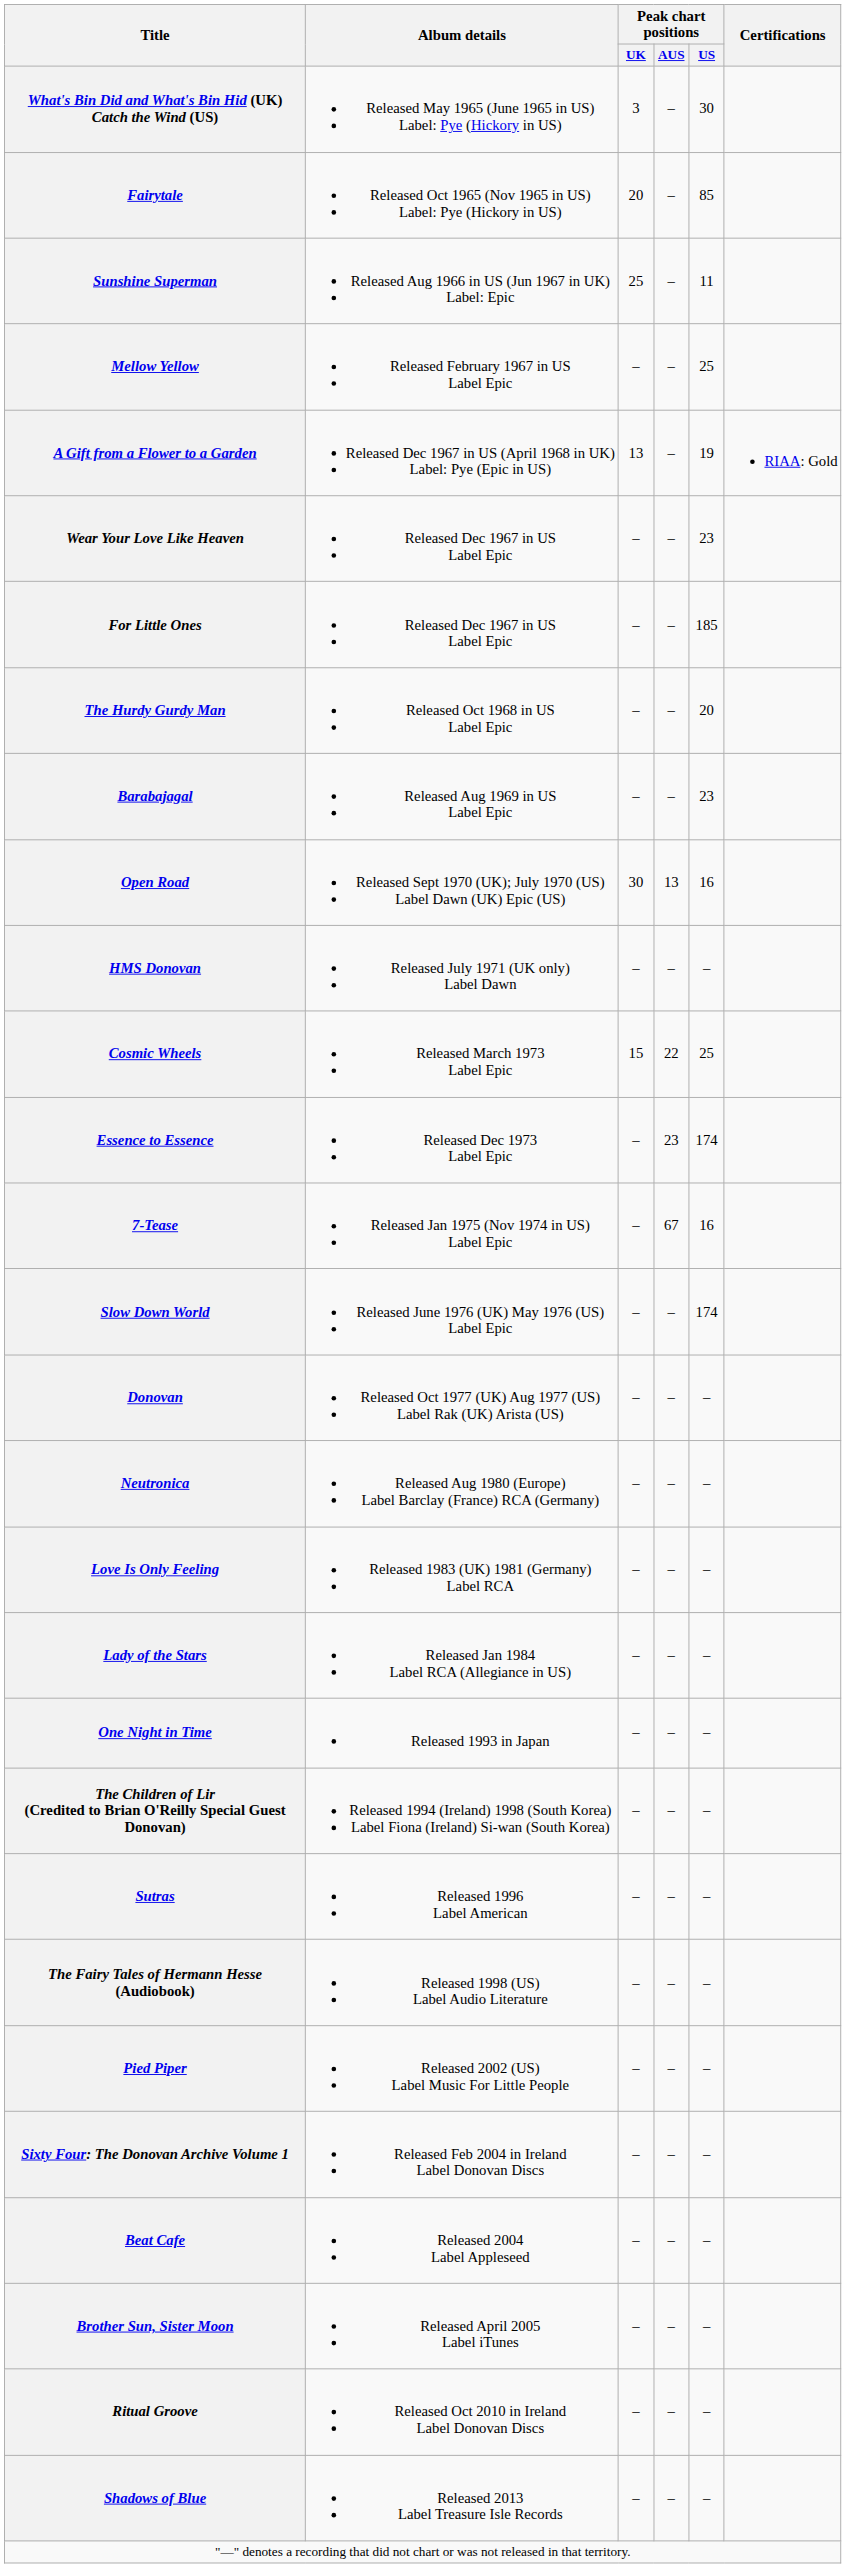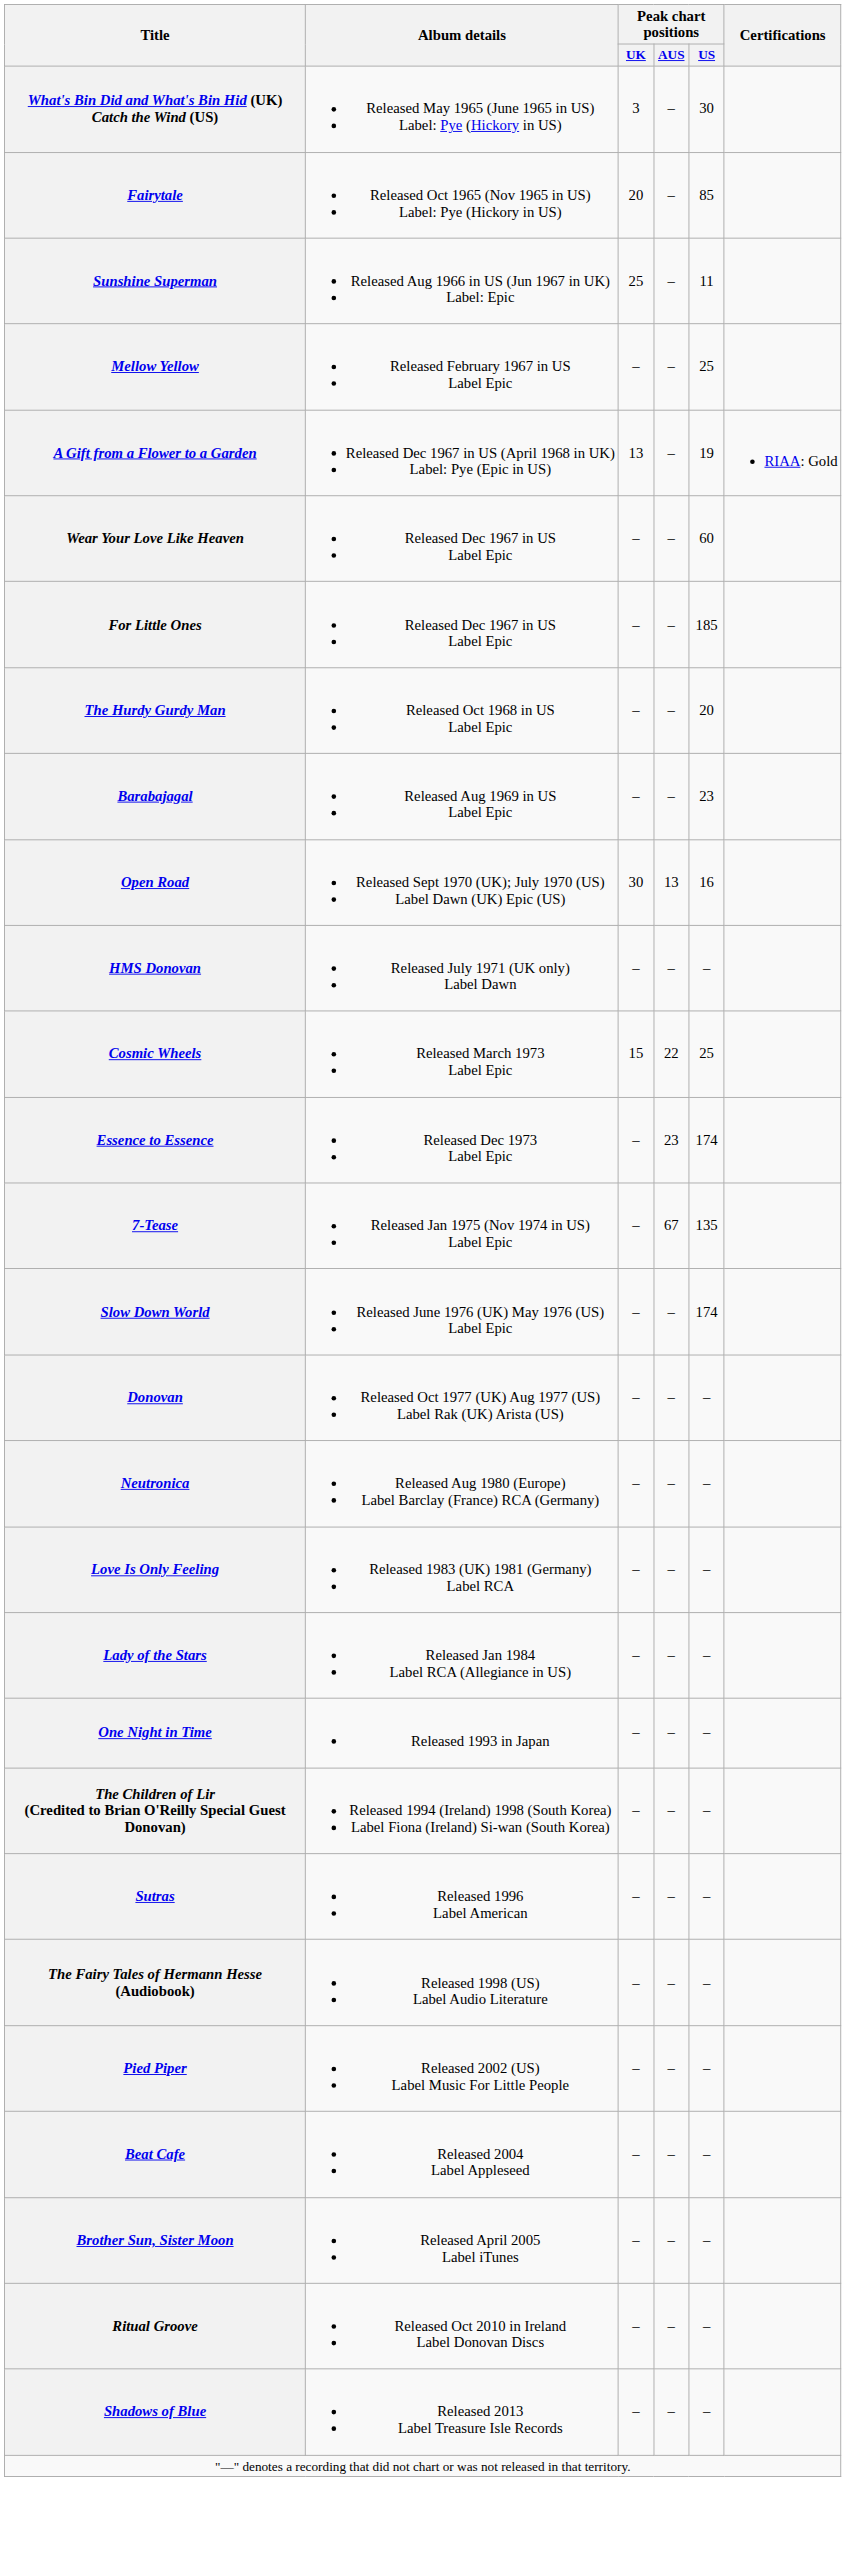(707, 538) 23 -> (707, 538) 60
(707, 1225) 16 -> (707, 1225) 135
- row: (155, 2154)
